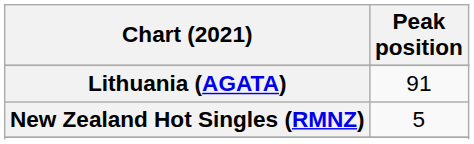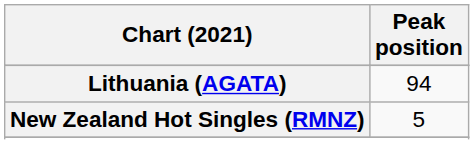(419, 83) 91 -> (419, 83) 94
